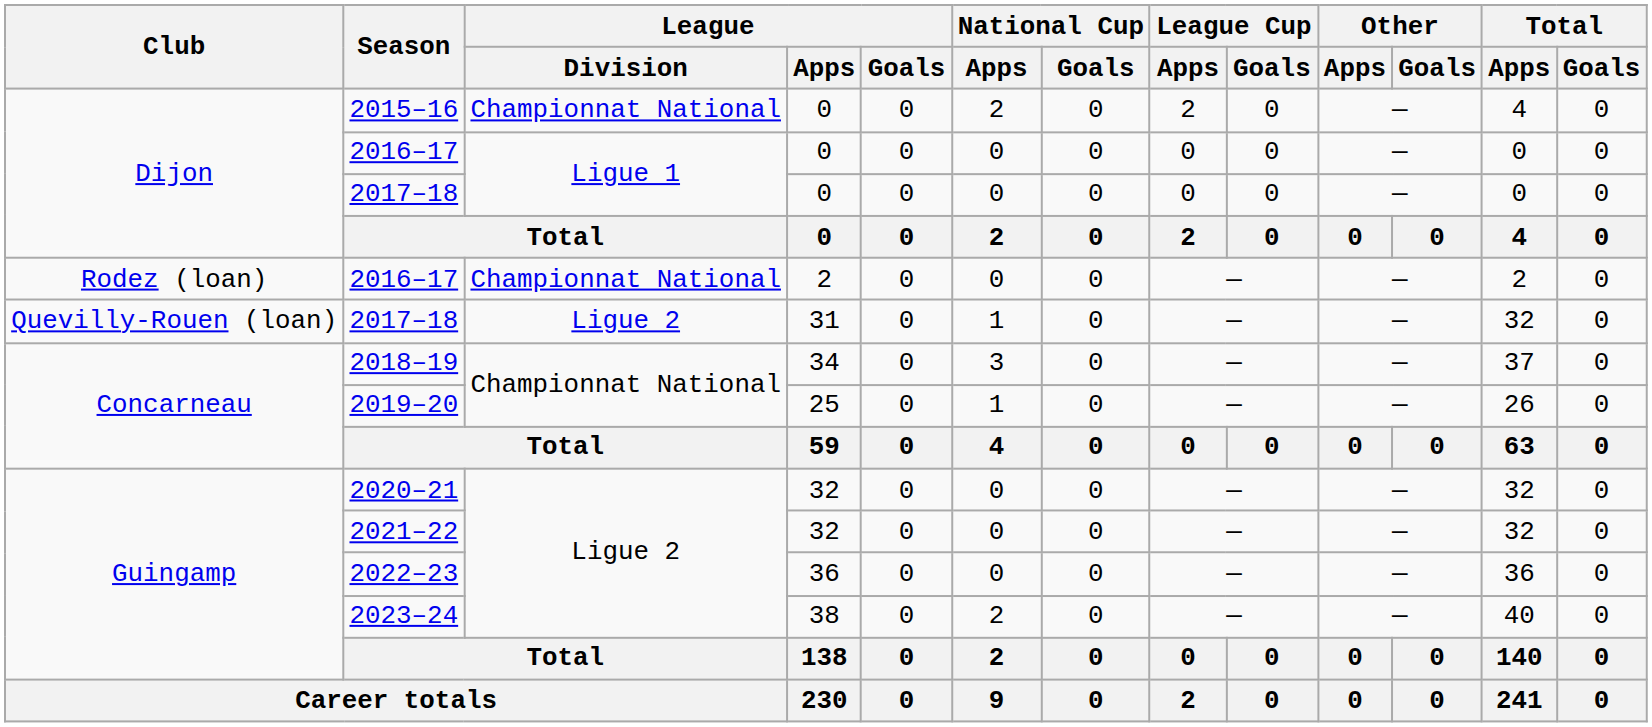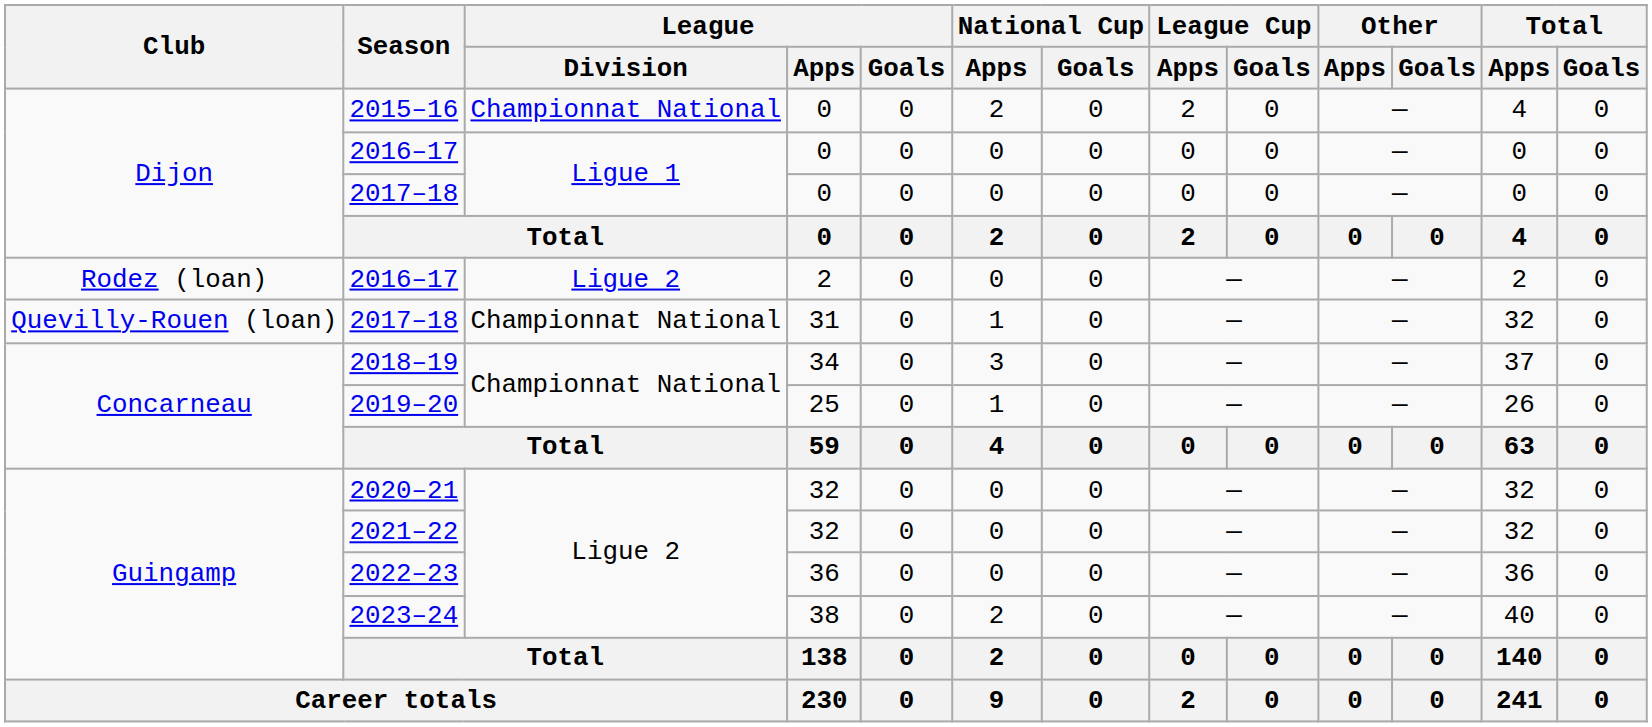(626, 279) Championnat National -> (626, 279) Ligue 2
(626, 321) Ligue 2 -> (626, 321) Championnat National
